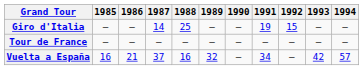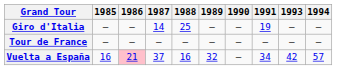- column: (292, 12)
(132, 57) no background -> (132, 57) pink background
